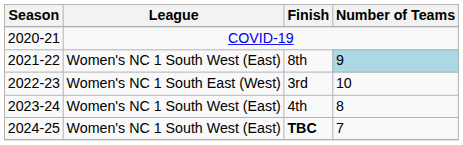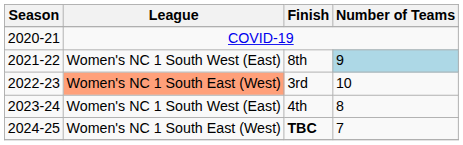(174, 83) no background -> (174, 83) lightsalmon background
(174, 128) Women's NC 1 South West (East) -> (174, 128) Women's NC 1 South East (West)
